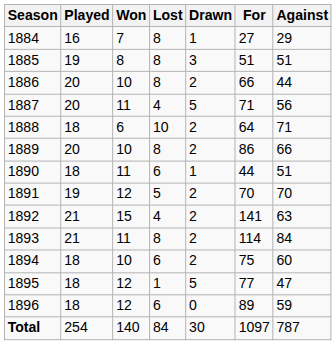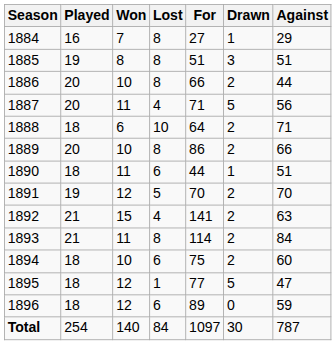columns swapped: (211, 15) <-> (254, 15)
